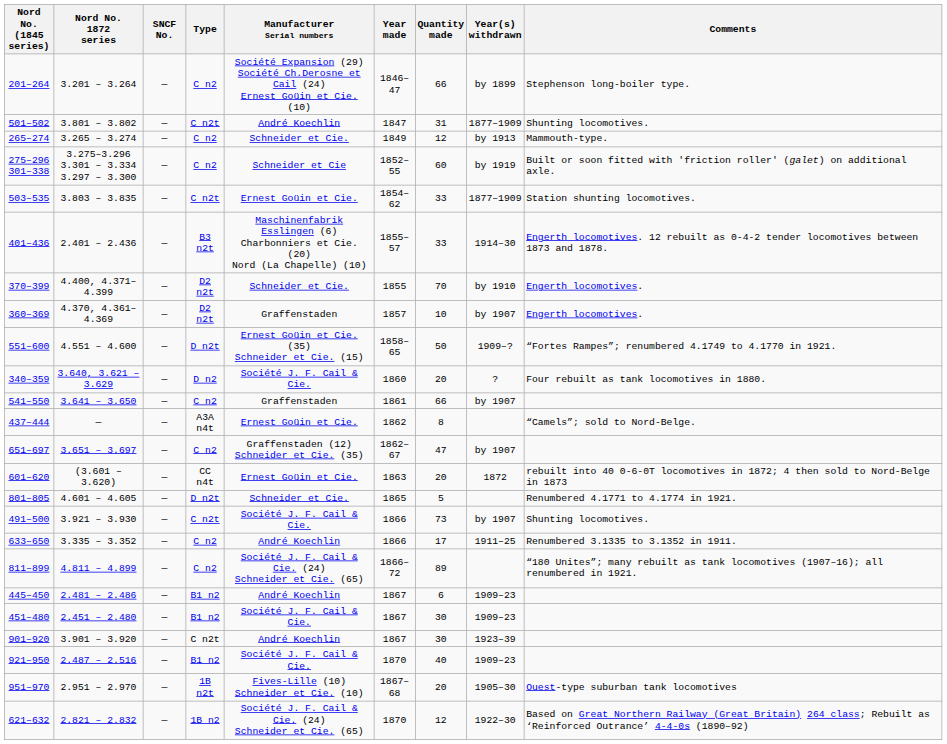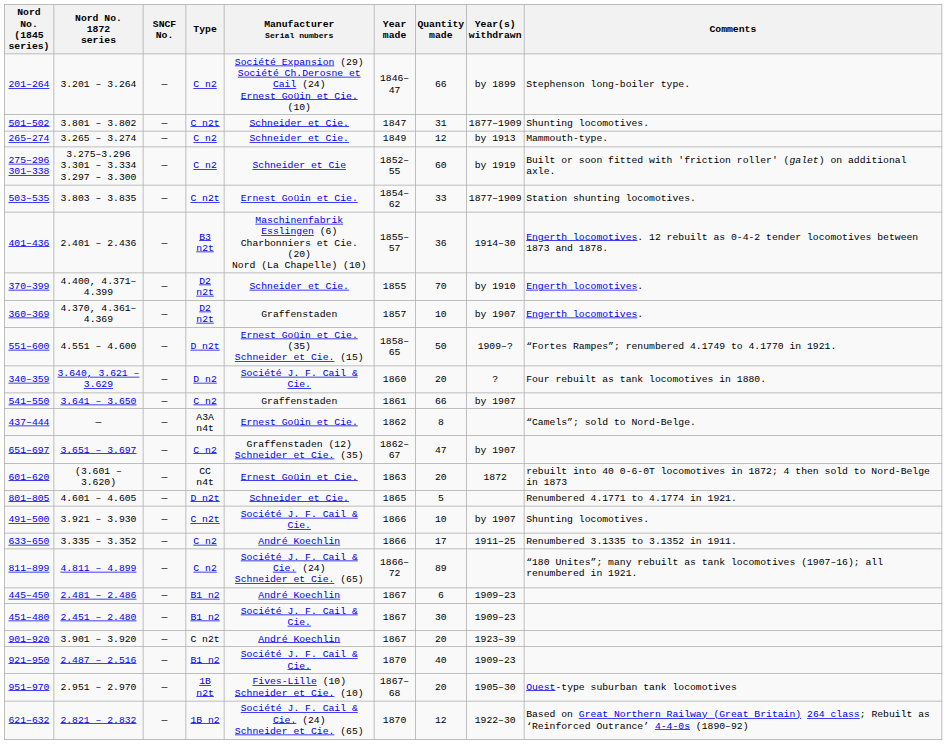(299, 123) André Koechlin -> (299, 123) Schneider et Cie.
(441, 243) 33 -> (441, 243) 36
(441, 520) 73 -> (441, 520) 10
(441, 639) 30 -> (441, 639) 20
